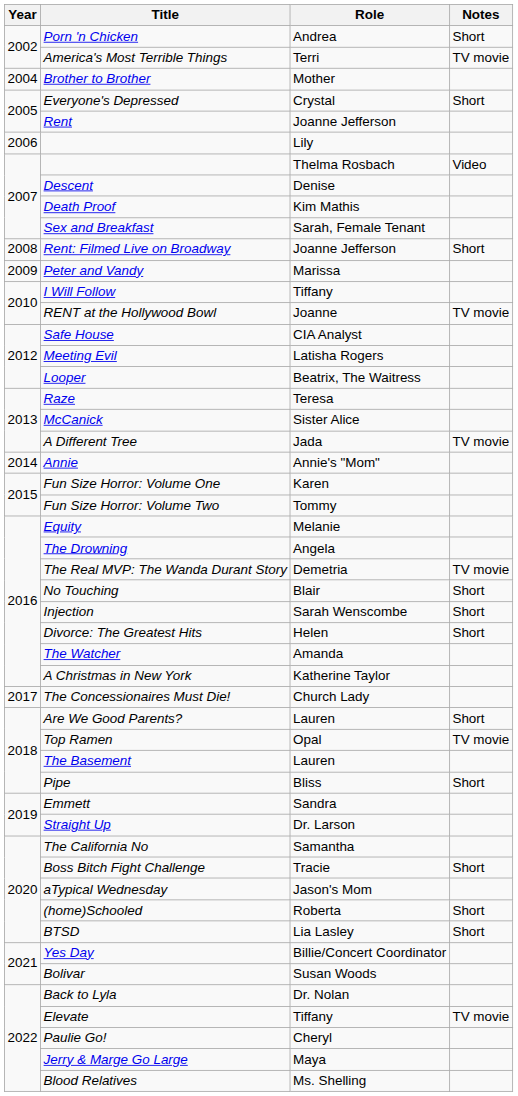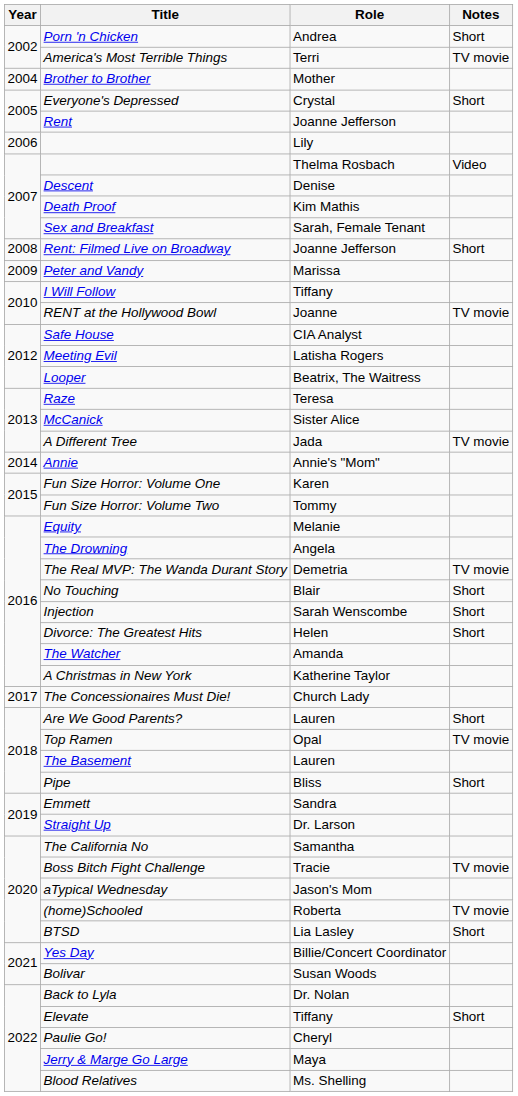(468, 867) Short -> (481, 867) TV movie
(468, 910) Short -> (481, 910) TV movie
(481, 1016) TV movie -> (468, 1016) Short
